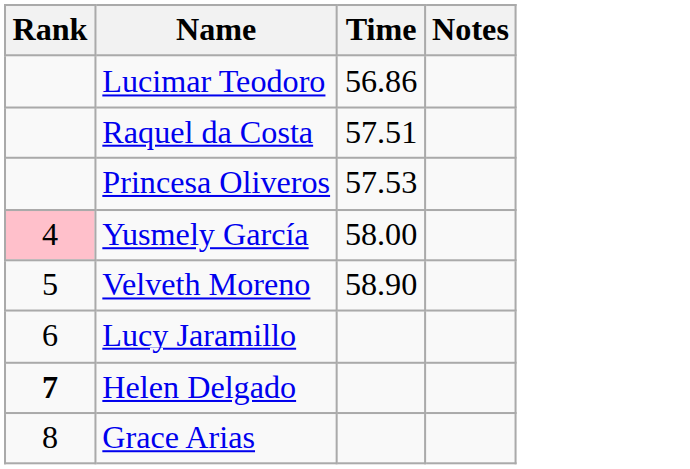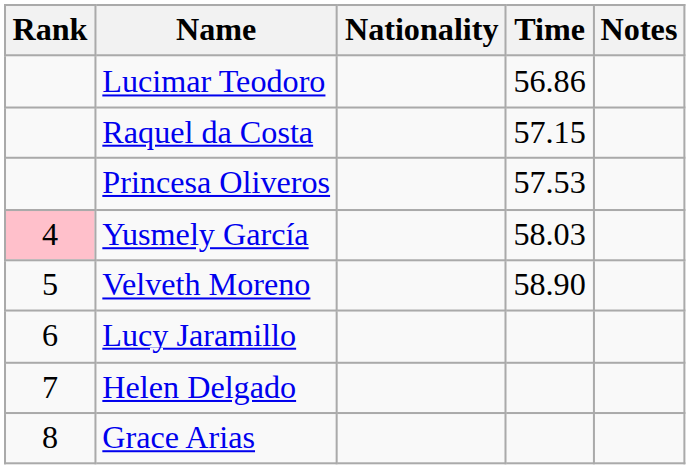+ column: (422, 30)
(381, 132) 57.51 -> (550, 132) 57.15
(381, 234) 58.00 -> (550, 234) 58.03
(50, 387) bold -> (50, 387) normal
